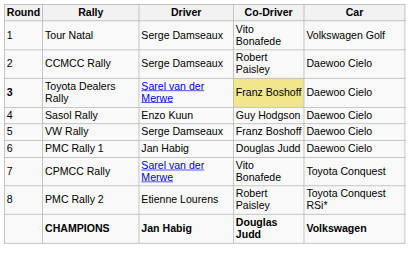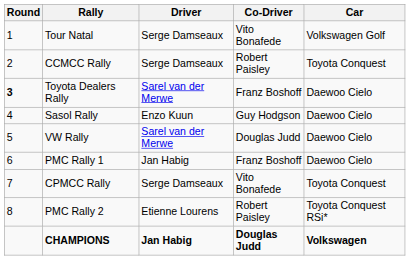(339, 64) Daewoo Cielo -> (346, 64) Toyota Conquest
(269, 92) khaki background -> (269, 92) no background
(182, 132) Serge Damseaux -> (173, 138) Sarel van der Merwe
(269, 132) Franz Boshoff -> (268, 138) Douglas Judd
(268, 148) Douglas Judd -> (269, 160) Franz Boshoff
(173, 171) Sarel van der Merwe -> (182, 183) Serge Damseaux
